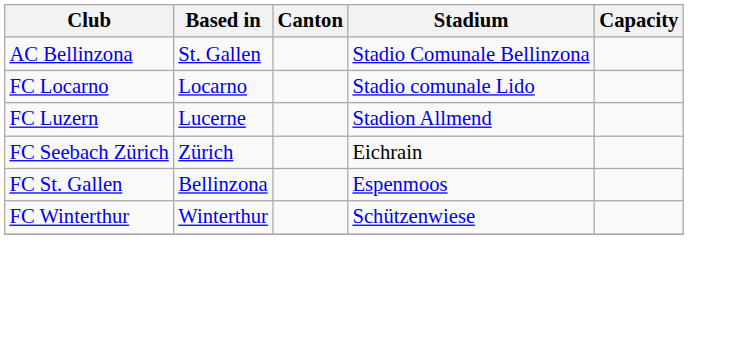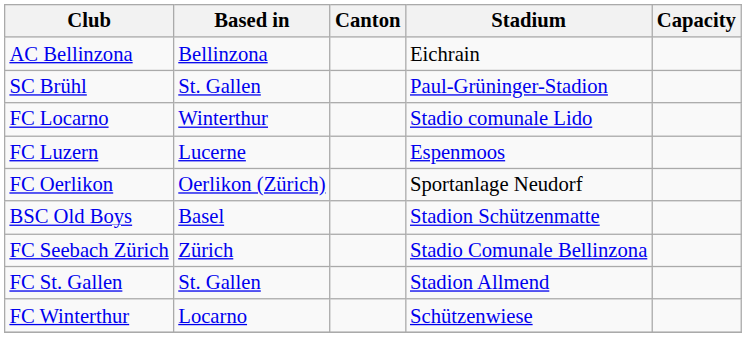(220, 53) St. Gallen -> (223, 53) Bellinzona
(471, 53) Stadio Comunale Bellinzona -> (445, 53) Eichrain
+ row: (48, 86)
(213, 86) Locarno -> (223, 119) Winterthur
(422, 119) Stadion Allmend -> (458, 151) Espenmoos
+ row: (61, 184)
+ row: (71, 217)
(387, 151) Eichrain -> (529, 250) Stadio Comunale Bellinzona
(223, 184) Bellinzona -> (220, 282) St. Gallen
(400, 184) Espenmoos -> (480, 282) Stadion Allmend
(223, 217) Winterthur -> (213, 315) Locarno
